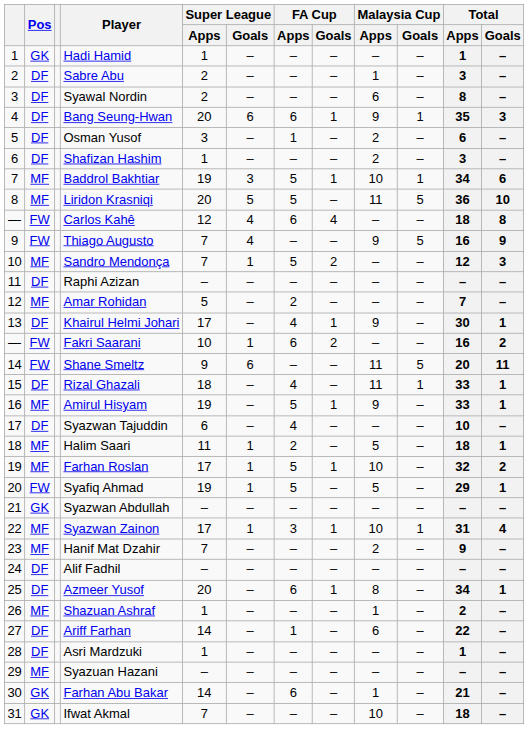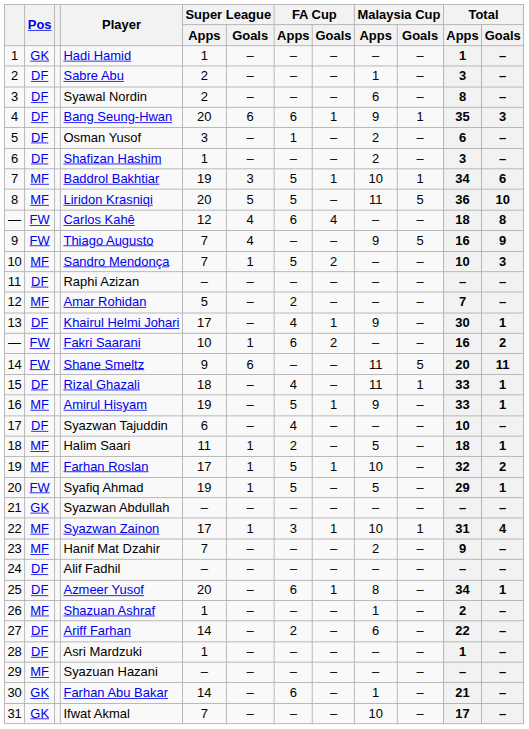(462, 261) 12 -> (462, 261) 10
(293, 631) 1 -> (293, 631) 2
(462, 713) 18 -> (462, 713) 17
